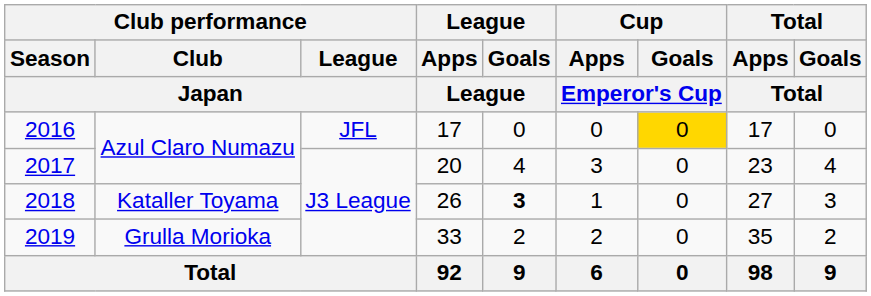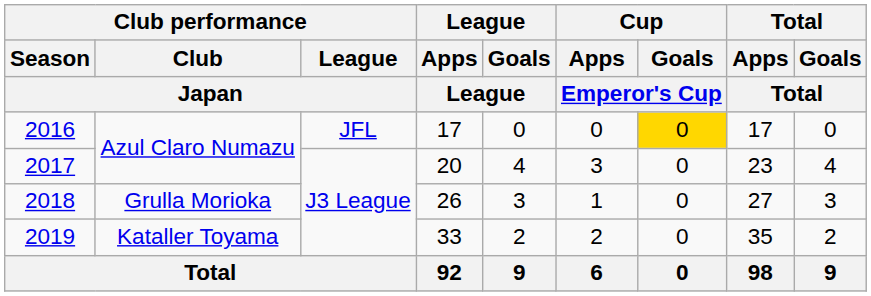(198, 201) Kataller Toyama -> (198, 201) Grulla Morioka
(519, 201) bold -> (519, 201) normal
(198, 237) Grulla Morioka -> (198, 237) Kataller Toyama
